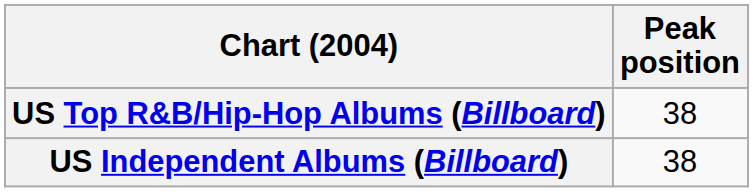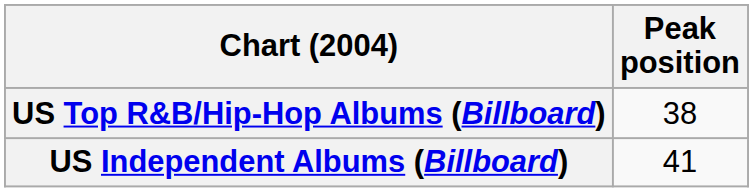(680, 161) 38 -> (680, 161) 41
